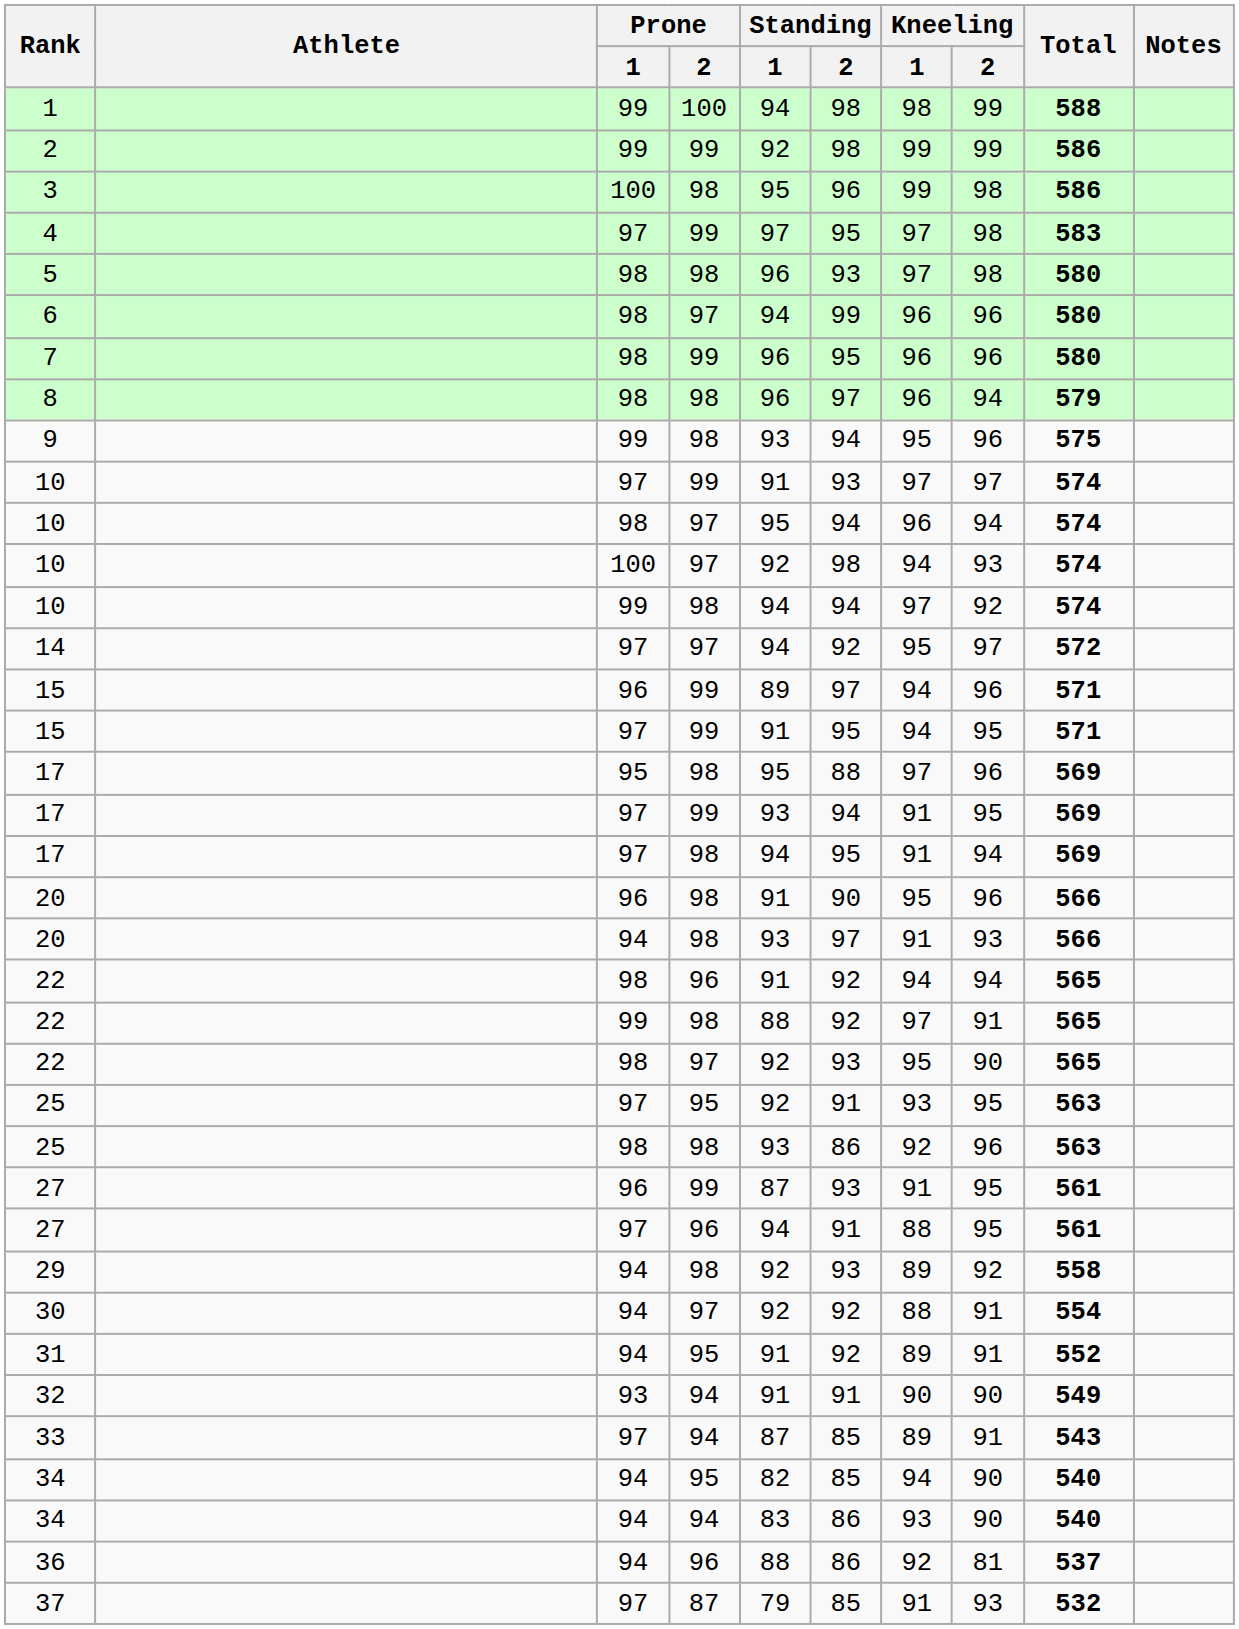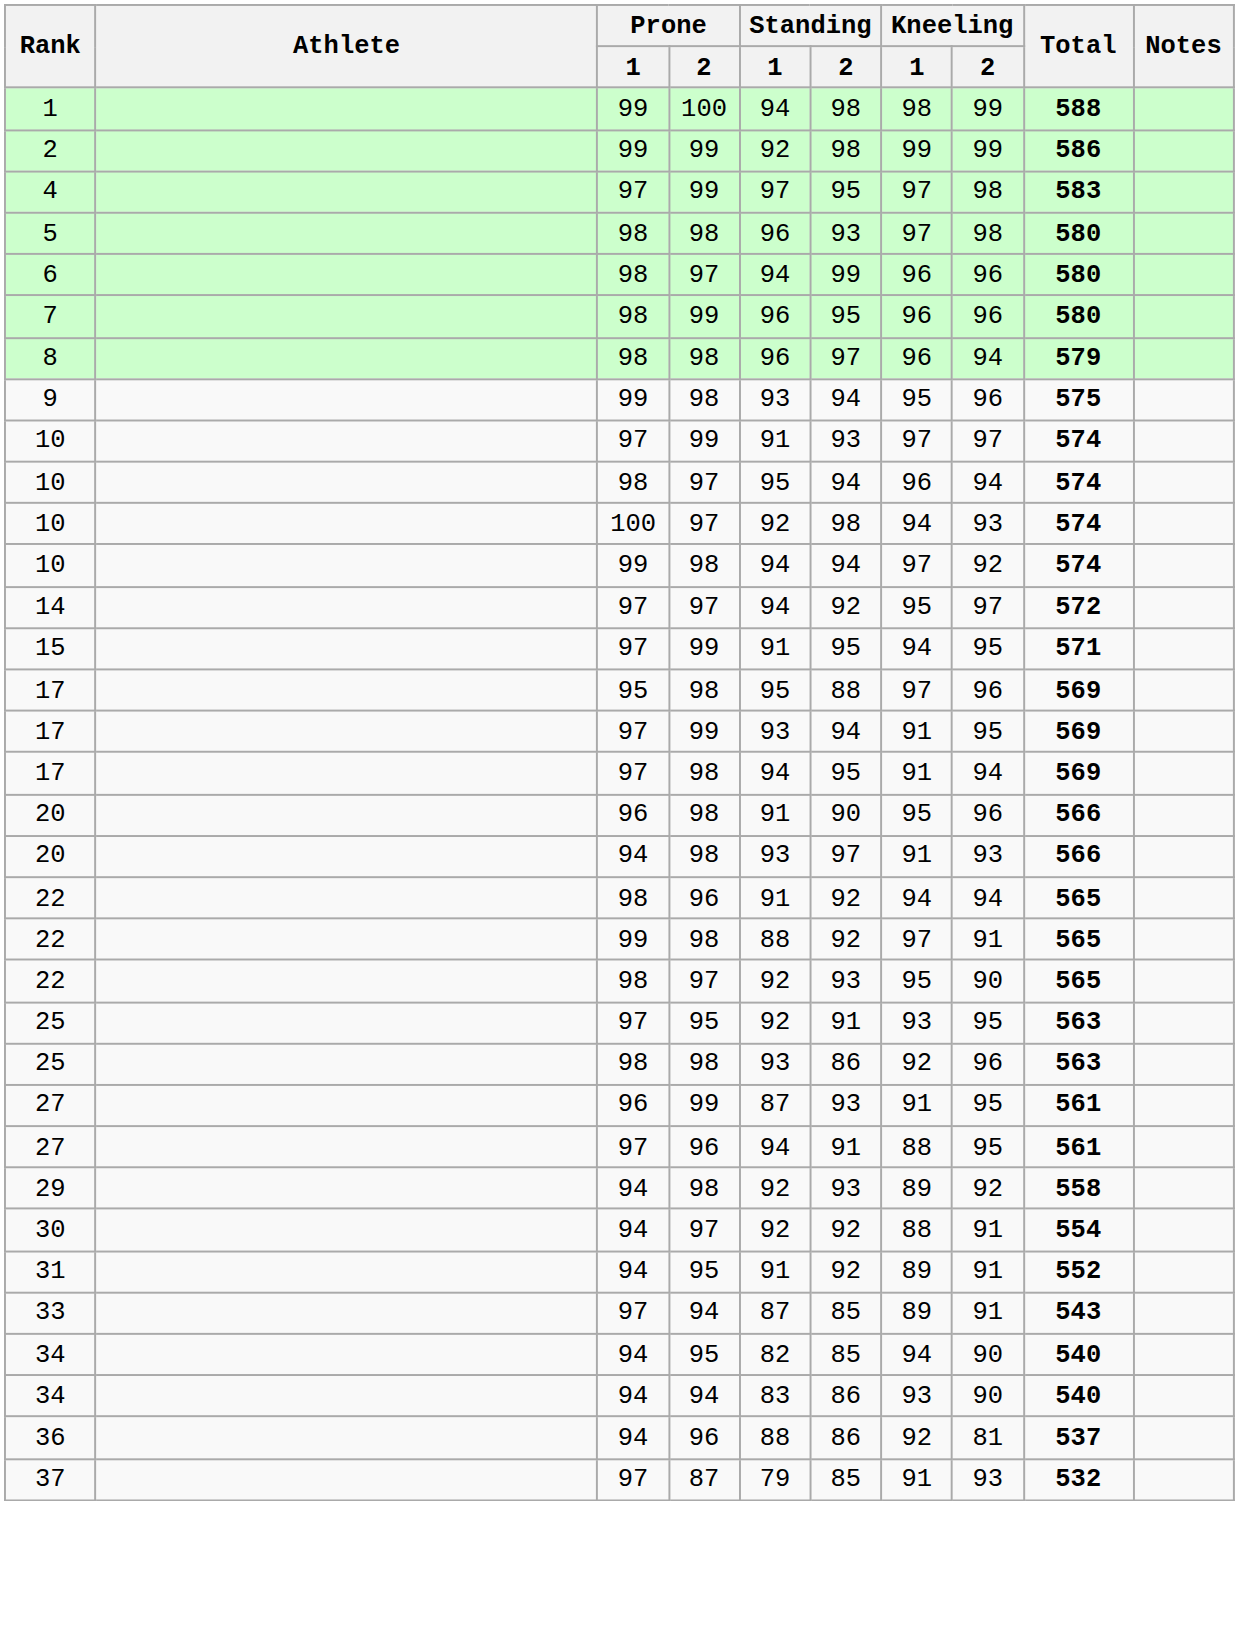- row: (50, 192)
- row: (50, 690)
- row: (50, 1396)
